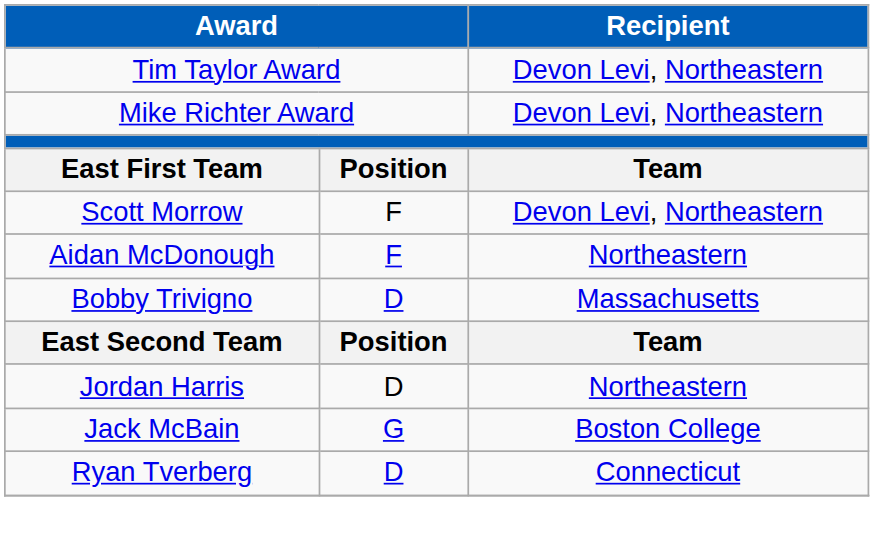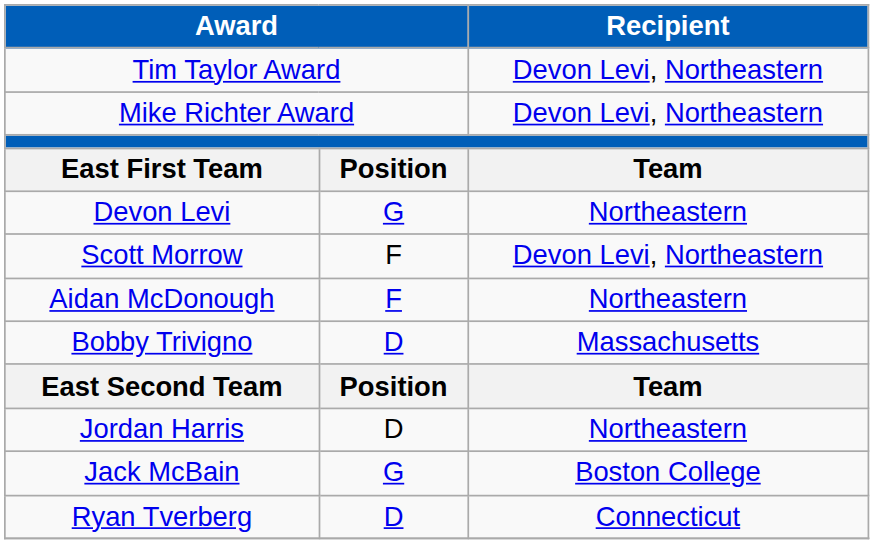+ row: (162, 212)
